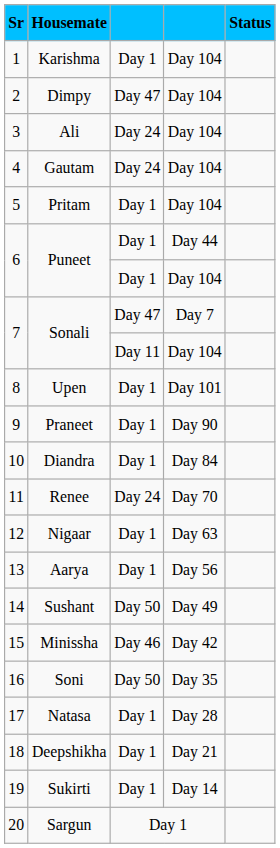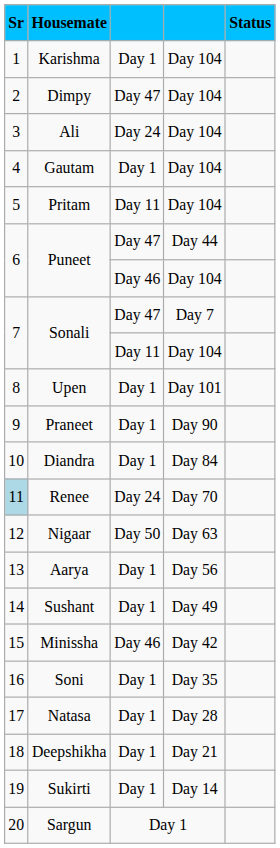(137, 168) Day 24 -> (137, 168) Day 1
(137, 205) Day 1 -> (137, 205) Day 11
(137, 241) Day 1 -> (137, 241) Day 47
(137, 278) Day 1 -> (137, 278) Day 46
(16, 496) no background -> (16, 496) lightblue background
(137, 533) Day 1 -> (137, 533) Day 50
(137, 606) Day 50 -> (137, 606) Day 1
(137, 679) Day 50 -> (137, 679) Day 1
